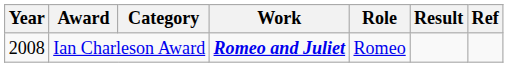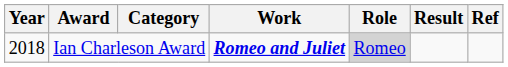(27, 47) 2008 -> (27, 47) 2018
(380, 47) no background -> (380, 47) lightgrey background
